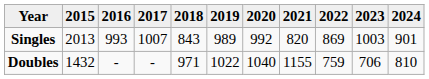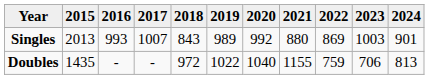(297, 39) 820 -> (297, 39) 880
(80, 62) 1432 -> (80, 62) 1435
(189, 62) 971 -> (189, 62) 972
(406, 62) 810 -> (406, 62) 813
